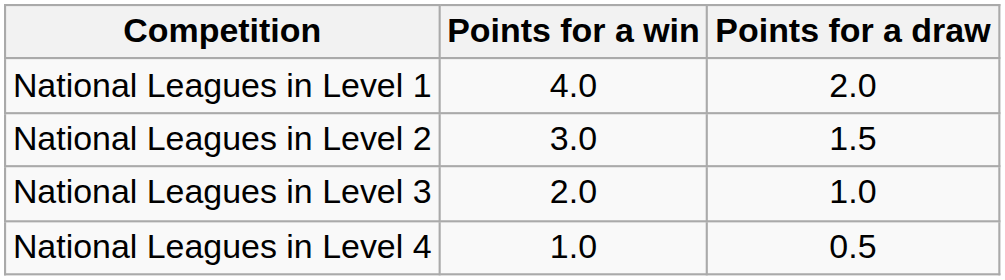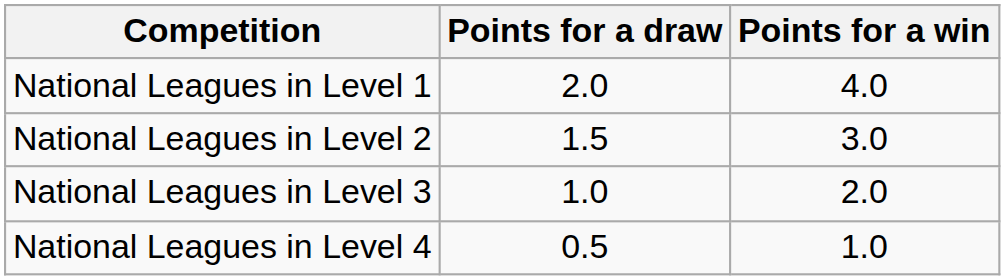columns swapped: (573, 31) <-> (853, 31)
